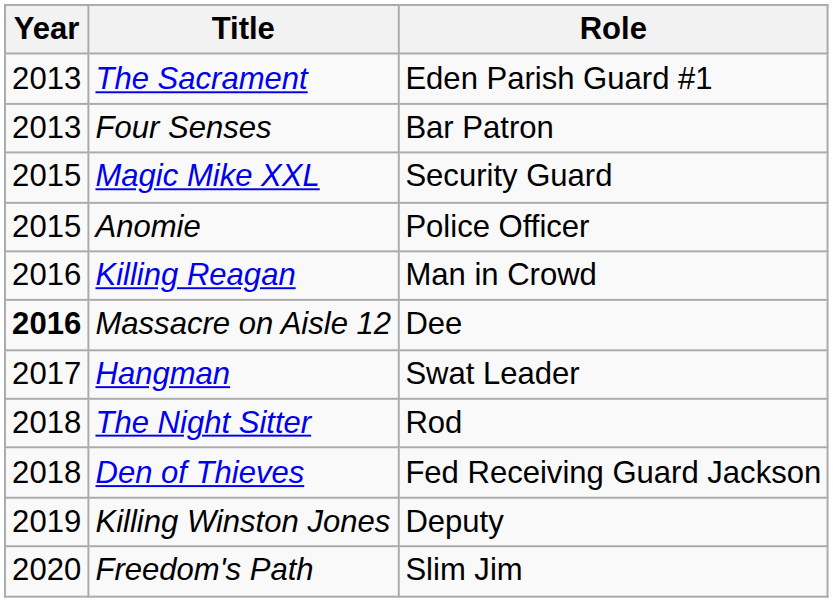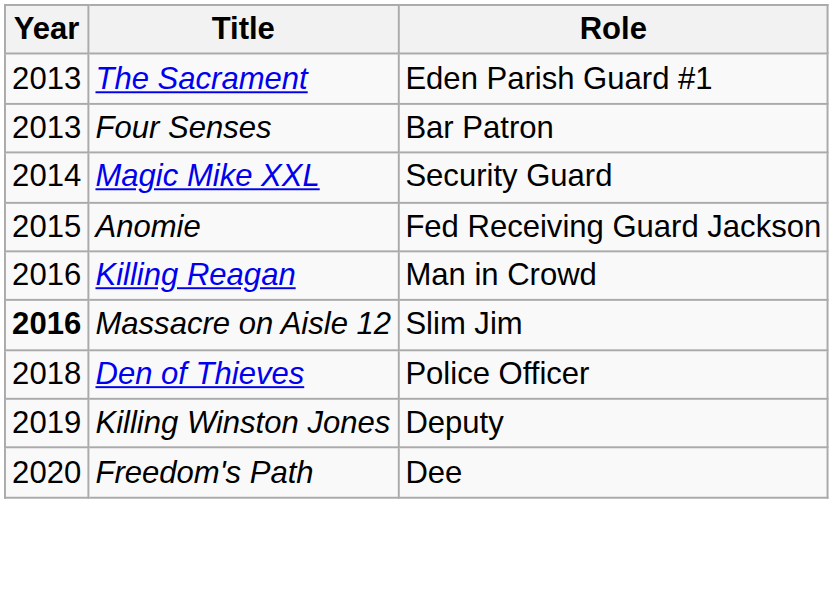(47, 176) 2015 -> (47, 176) 2014
(497, 226) Police Officer -> (613, 226) Fed Receiving Guard Jackson
(434, 324) Dee -> (464, 324) Slim Jim
- row: (163, 373)
- row: (203, 422)
(613, 472) Fed Receiving Guard Jackson -> (497, 373) Police Officer
(464, 570) Slim Jim -> (434, 472) Dee
